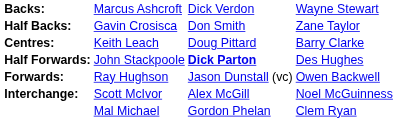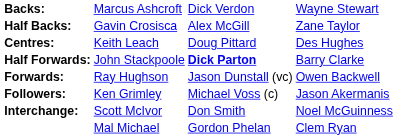(217, 26) Don Smith -> (219, 26) Alex McGill
(330, 43) Barry Clarke -> (330, 43) Des Hughes
(330, 60) Des Hughes -> (330, 60) Barry Clarke
+ row: (35, 94)
(219, 94) Alex McGill -> (217, 111) Don Smith
